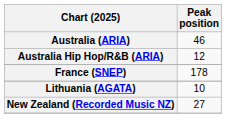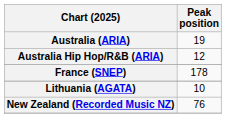(199, 40) 46 -> (199, 40) 19
(199, 105) 27 -> (199, 105) 76
